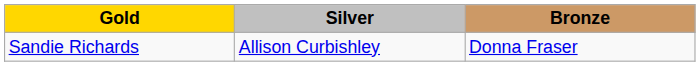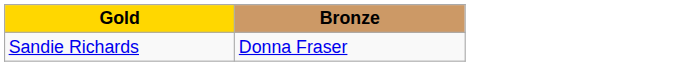- column: (350, 18)
